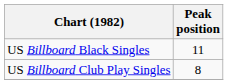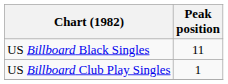(198, 69) 8 -> (198, 69) 1
